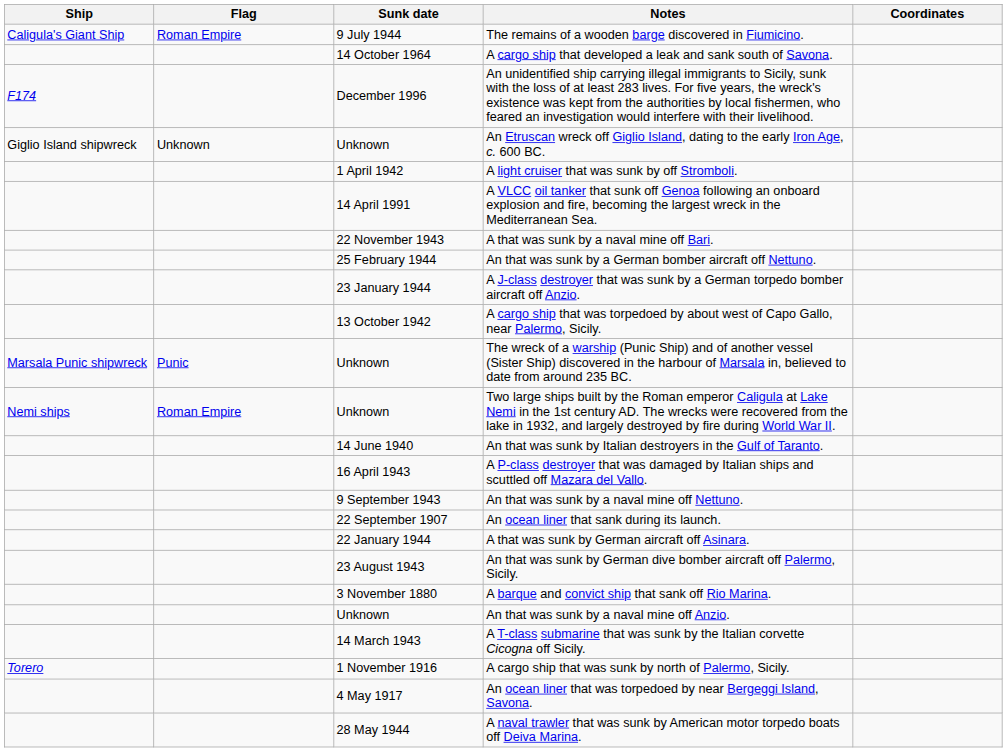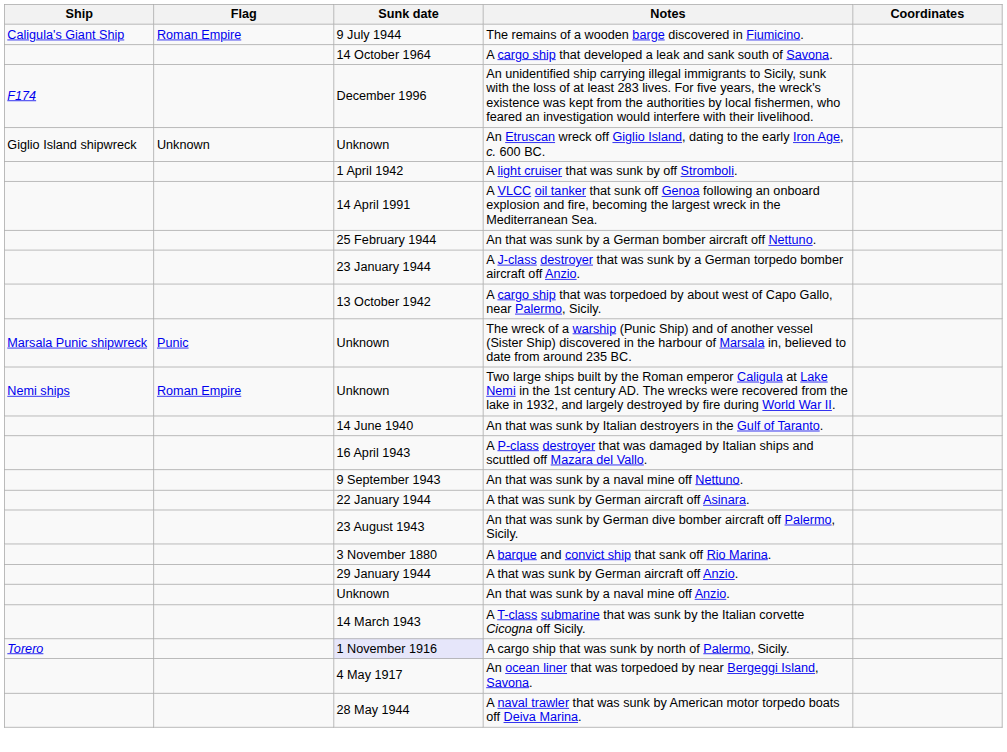- row: (600, 240)
- row: (604, 520)
+ row: (612, 574)
(387, 668) no background -> (387, 648) lavender background
